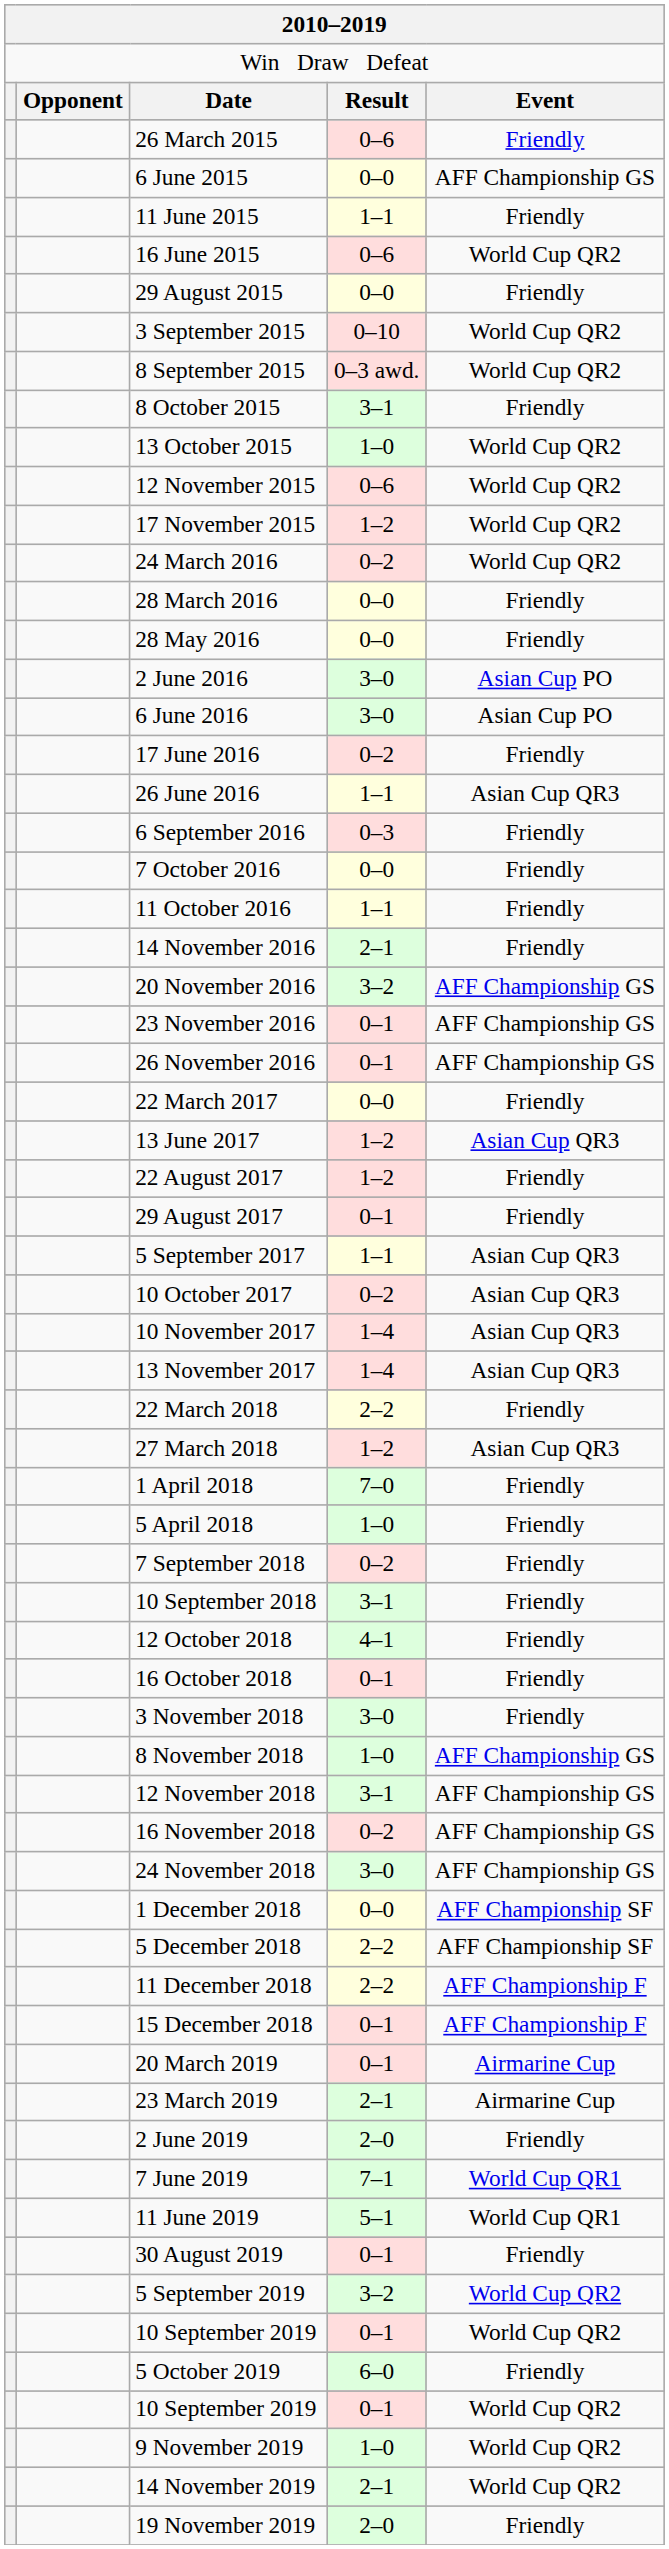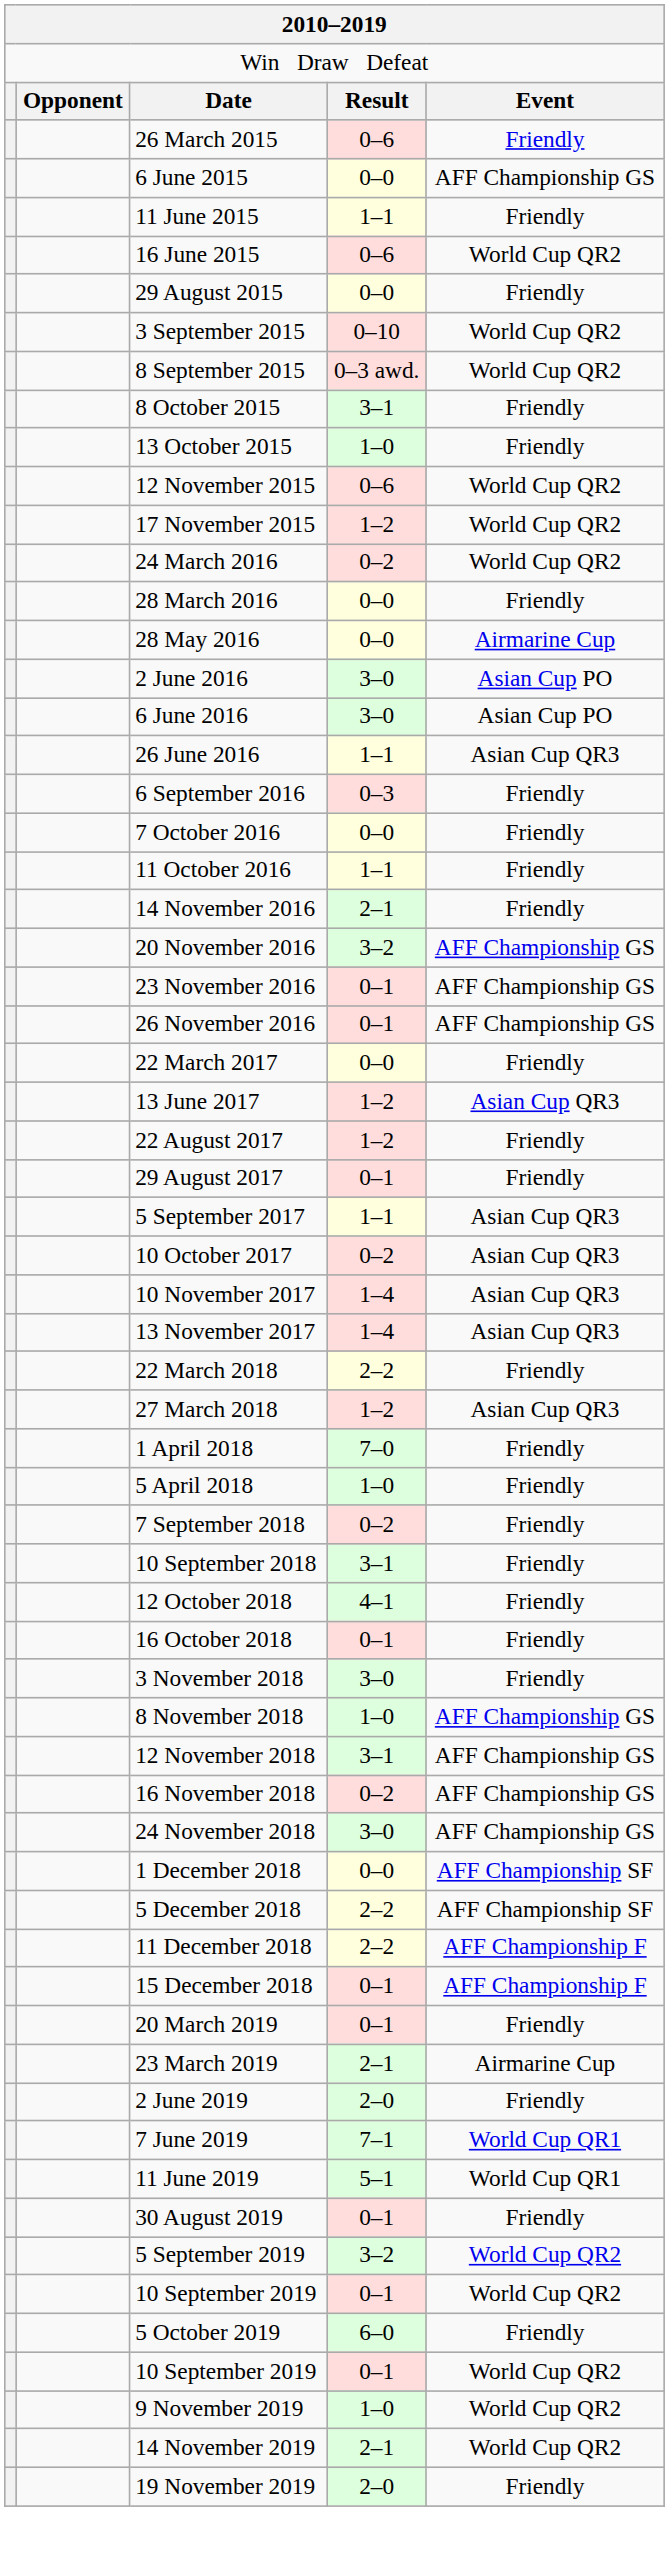(545, 447) World Cup QR2 -> (545, 447) Friendly
(545, 639) Friendly -> (545, 639) Airmarine Cup
- row: (197, 755)
(545, 2063) Airmarine Cup -> (545, 2024) Friendly
